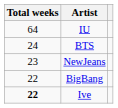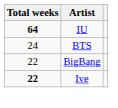(33, 29) normal -> (33, 29) bold
- row: (85, 62)
